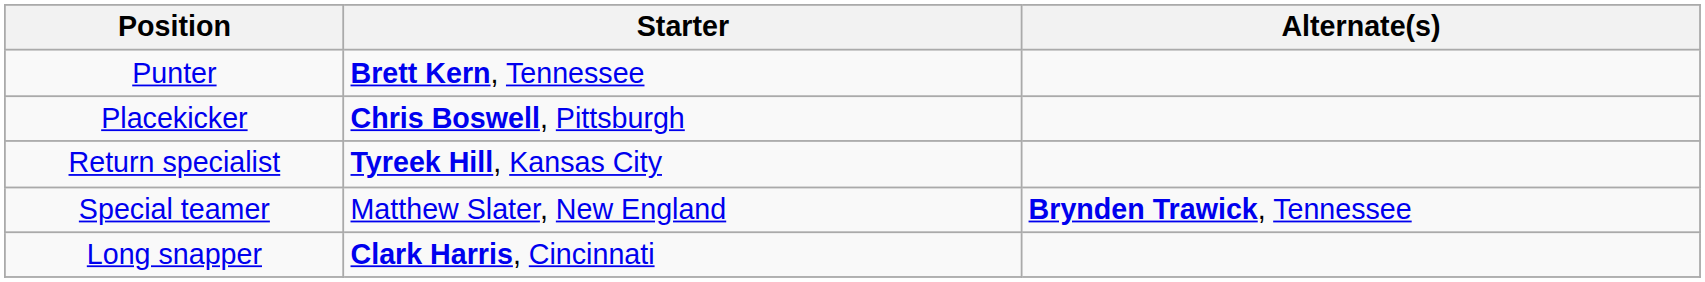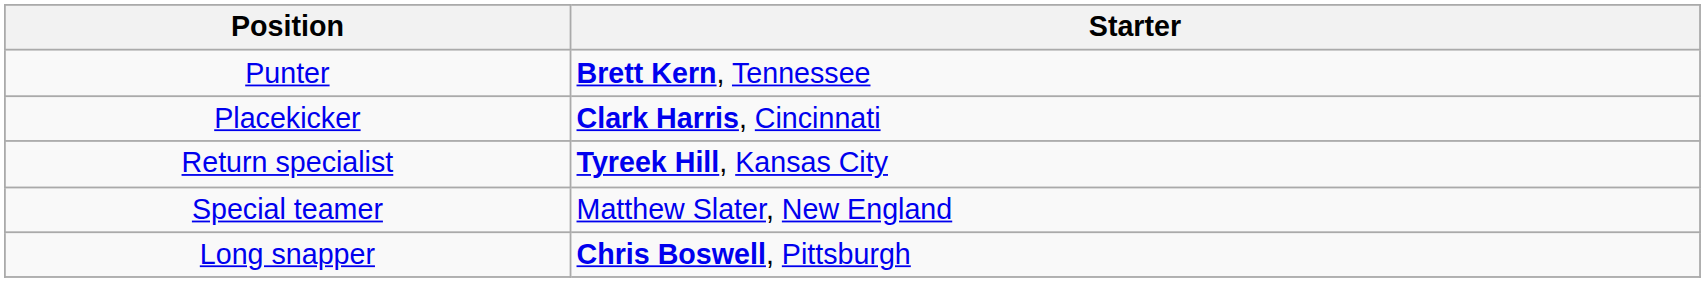- column: (1361, 27)
(518, 118) Chris Boswell, Pittsburgh -> (729, 118) Clark Harris, Cincinnati
(503, 254) Clark Harris, Cincinnati -> (744, 254) Chris Boswell, Pittsburgh
